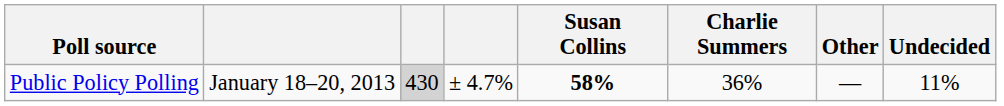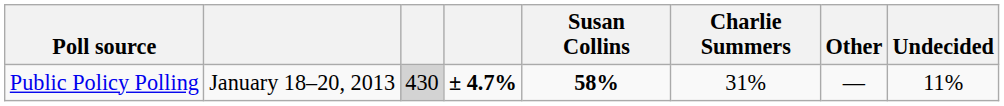(481, 82) normal -> (483, 82) bold
(742, 82) 36% -> (746, 82) 31%
